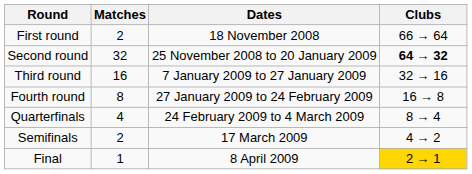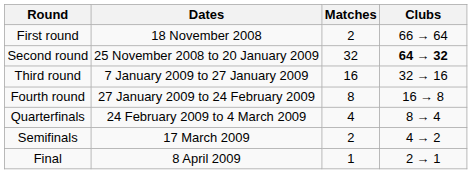columns swapped: (264, 14) <-> (120, 14)
(423, 158) gold background -> (423, 158) no background
